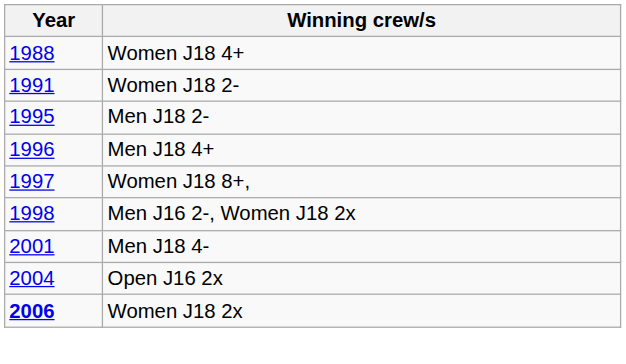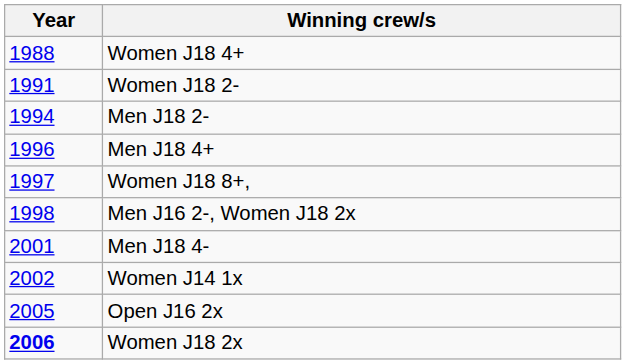(32, 117) 1995 -> (32, 117) 1994
+ row: (175, 278)
(32, 278) 2004 -> (32, 310) 2005
